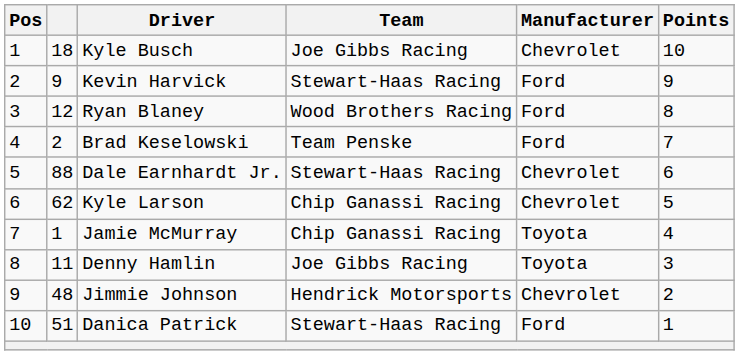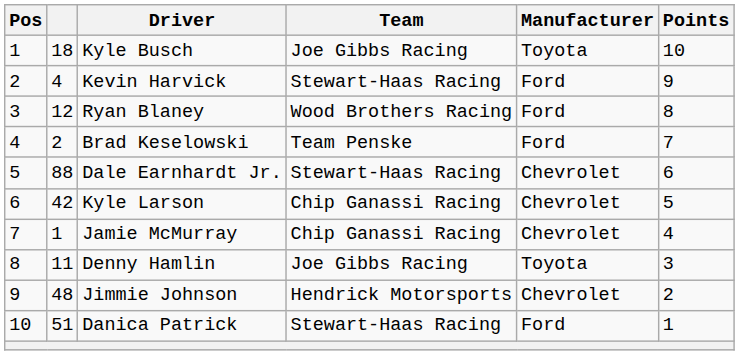(571, 50) Chevrolet -> (554, 50) Toyota
(57, 81) 9 -> (57, 81) 4
(62, 203) 62 -> (62, 203) 42
(554, 234) Toyota -> (571, 234) Chevrolet
